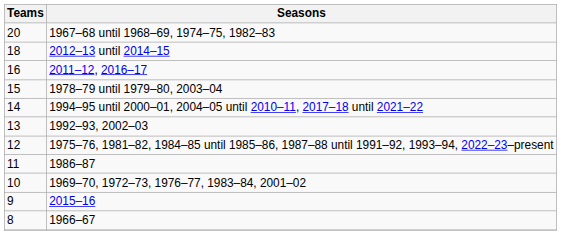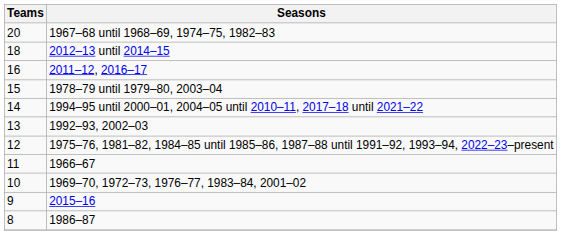(72, 164) 1986–87 -> (72, 164) 1966–67
(72, 220) 1966–67 -> (72, 220) 1986–87
